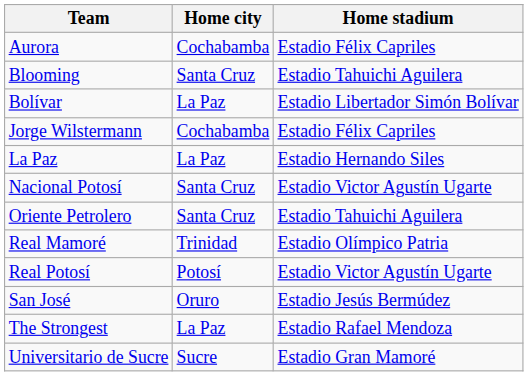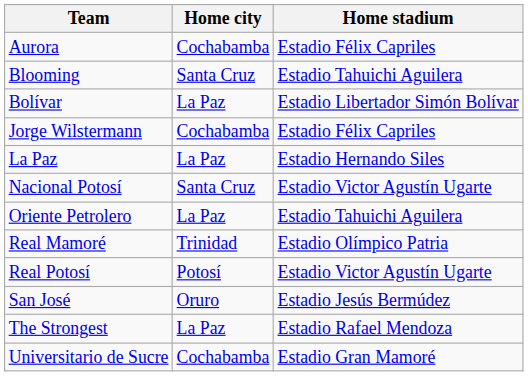(216, 215) Santa Cruz -> (201, 215) La Paz
(197, 356) Sucre -> (223, 356) Cochabamba
